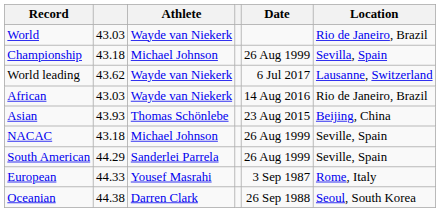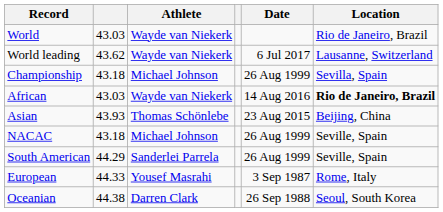rows swapped: (45, 55) <-> (44, 75)
(372, 95) normal -> (376, 95) bold
